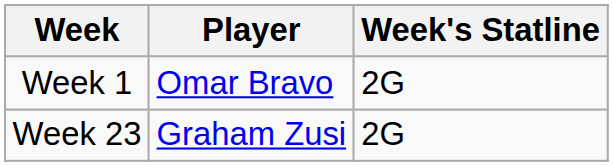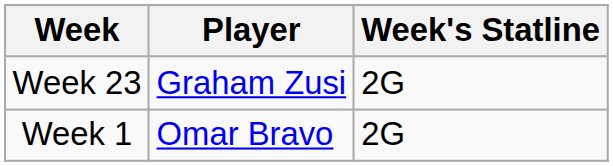rows swapped: (77, 82) <-> (77, 134)
